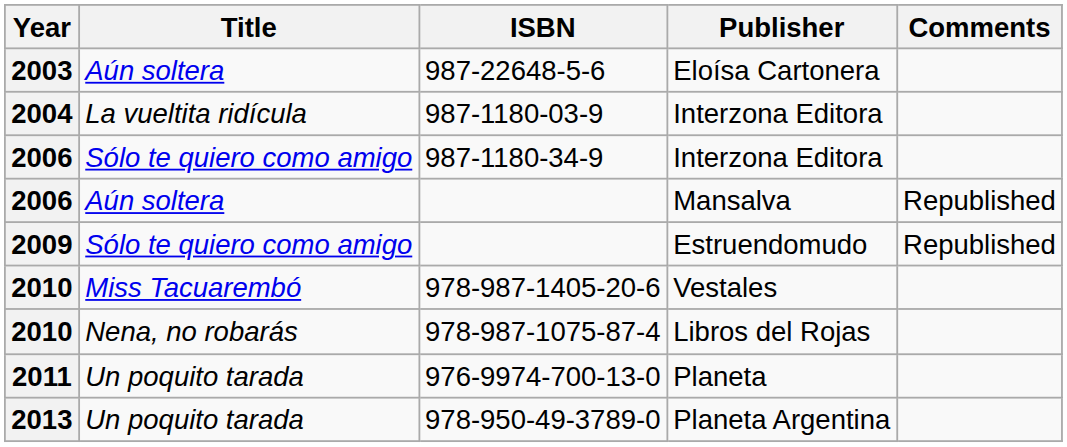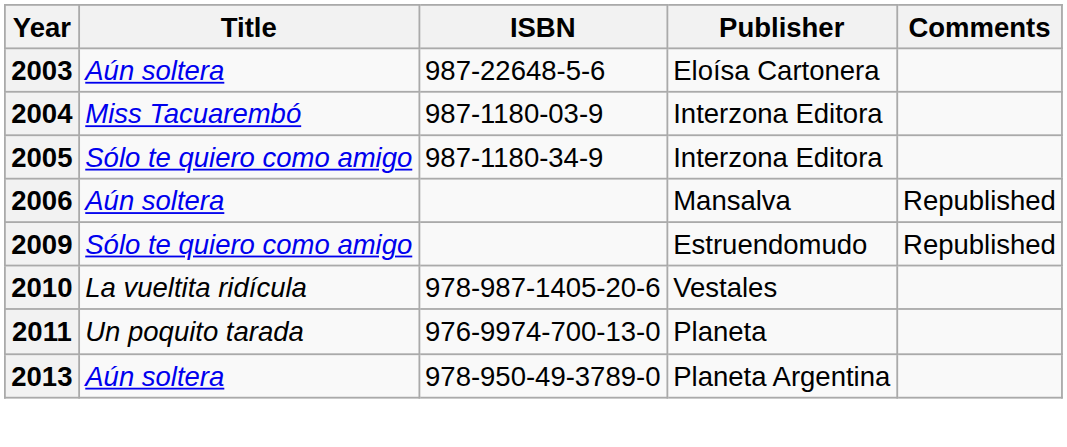(196, 114) La vueltita ridícula -> (193, 114) Miss Tacuarembó
(42, 158) 2006 -> (42, 158) 2005
(193, 288) Miss Tacuarembó -> (196, 288) La vueltita ridícula
- row: (543, 332)
(195, 419) Un poquito tarada -> (155, 375) Aún soltera
